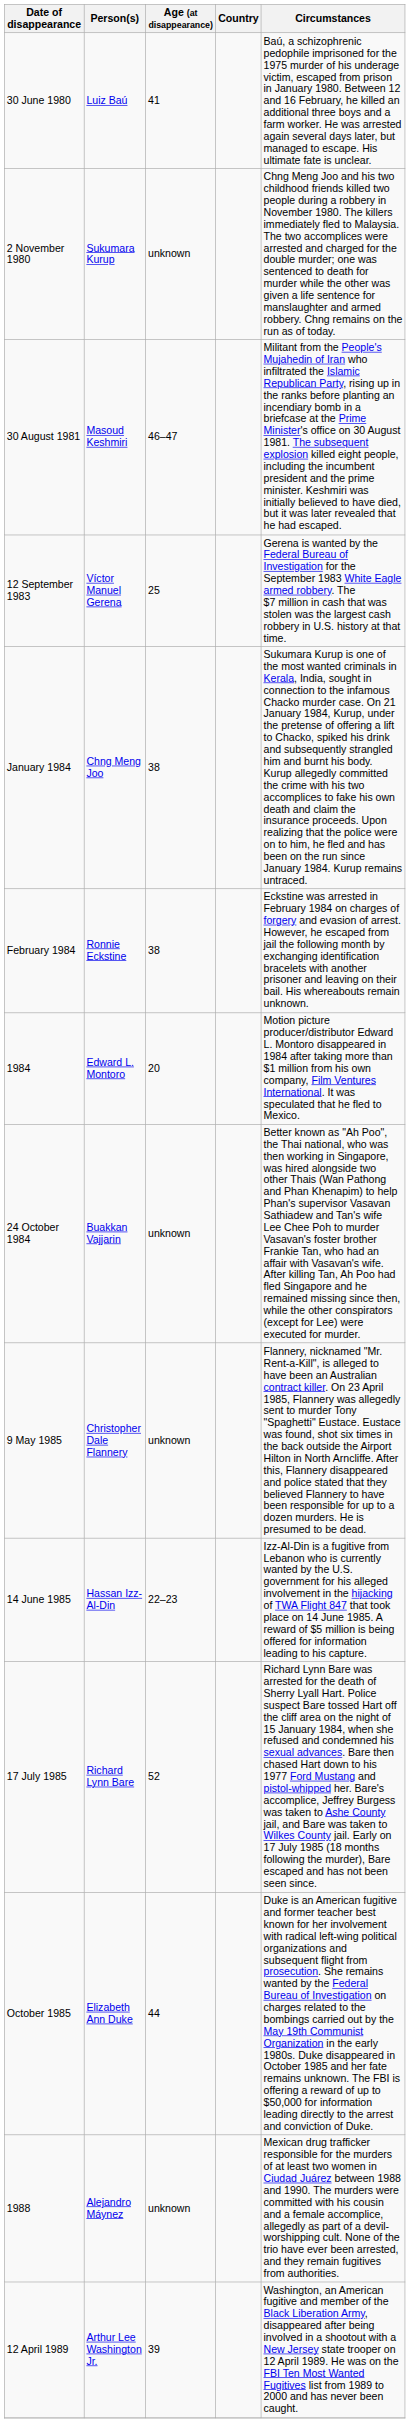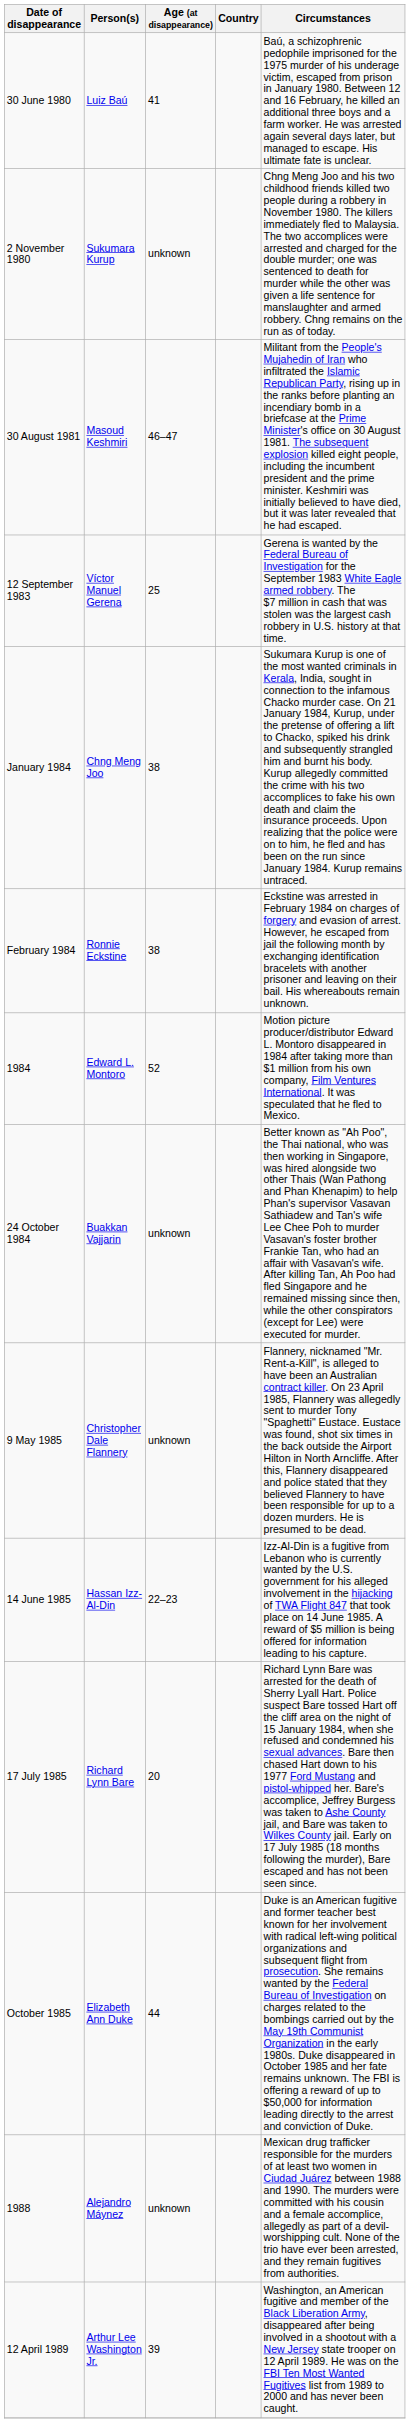(154, 1068) 20 -> (154, 1068) 52
(154, 1777) 52 -> (154, 1777) 20
